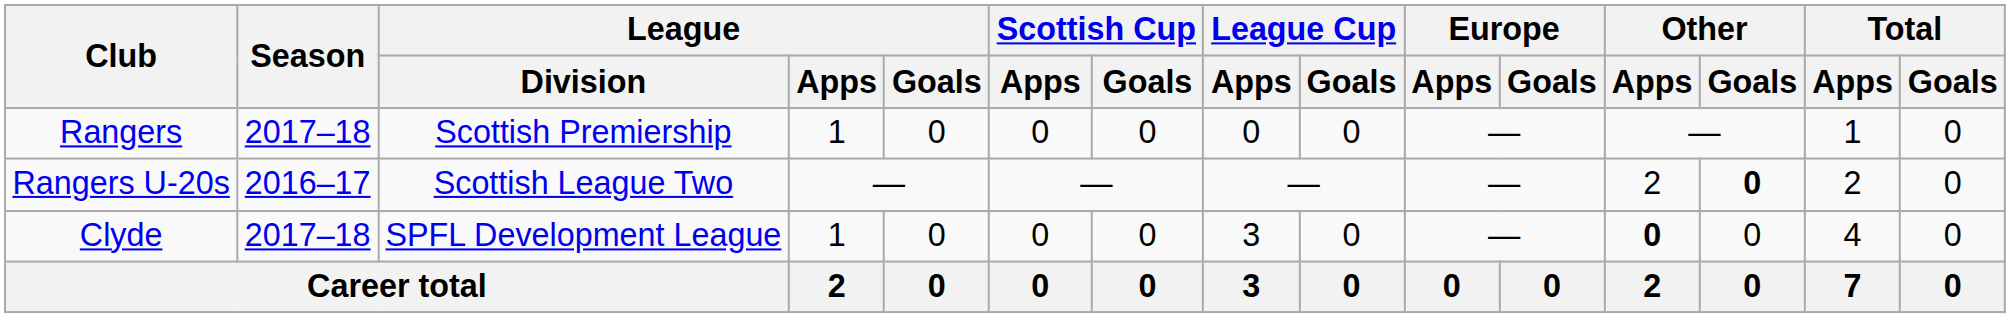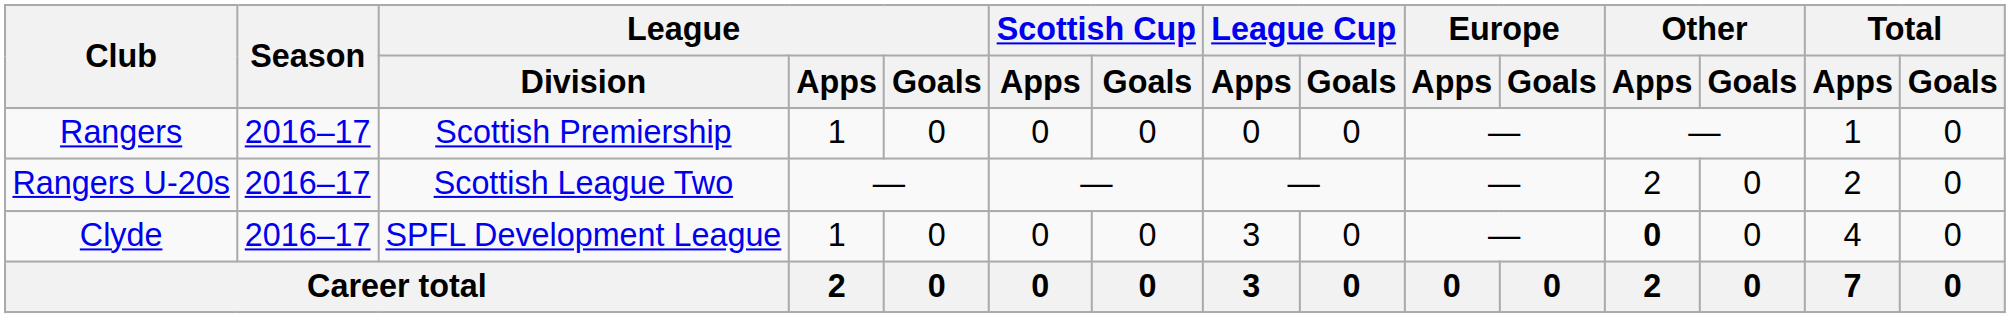(308, 132) 2017–18 -> (308, 132) 2016–17
(1752, 183) bold -> (1752, 183) normal
(308, 235) 2017–18 -> (308, 235) 2016–17
